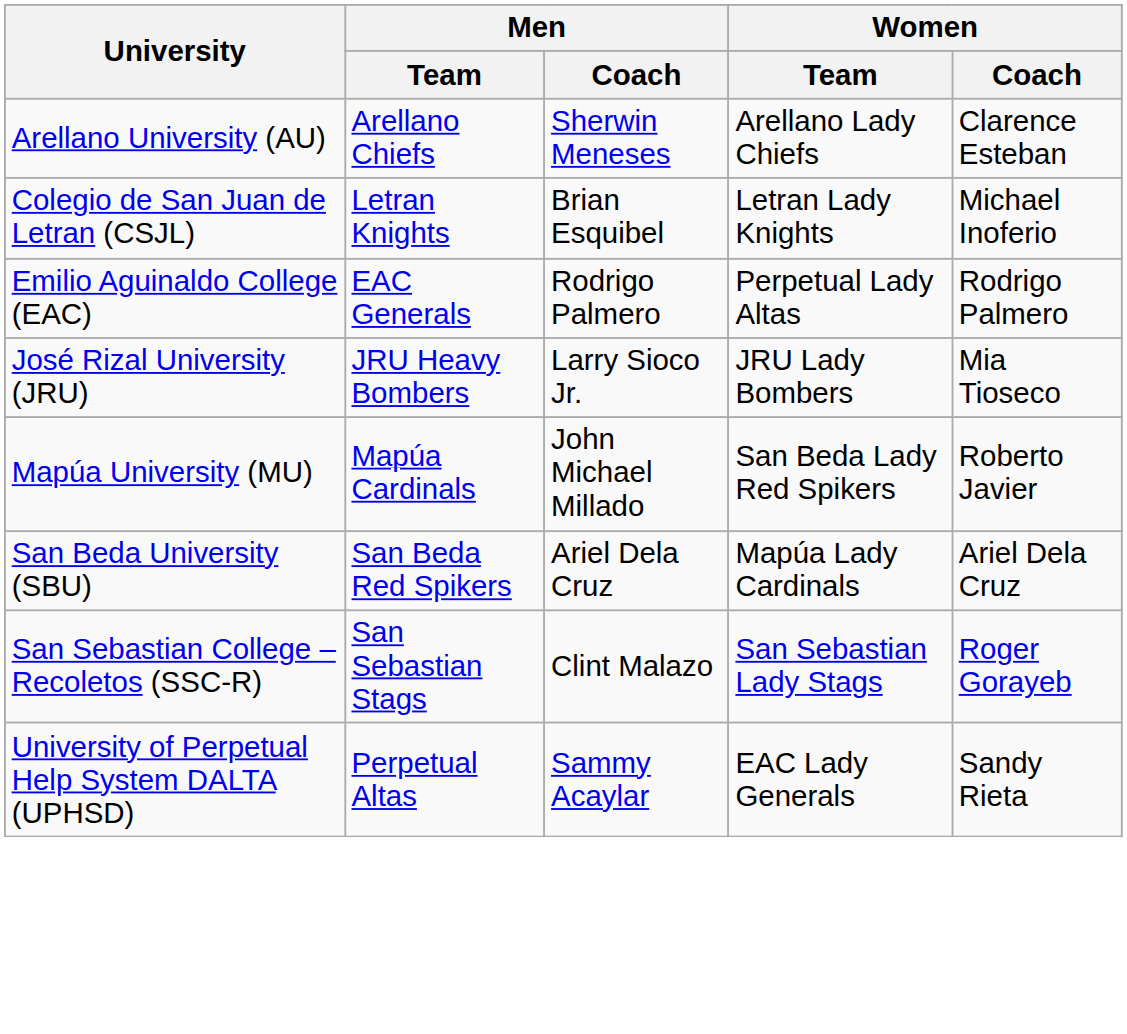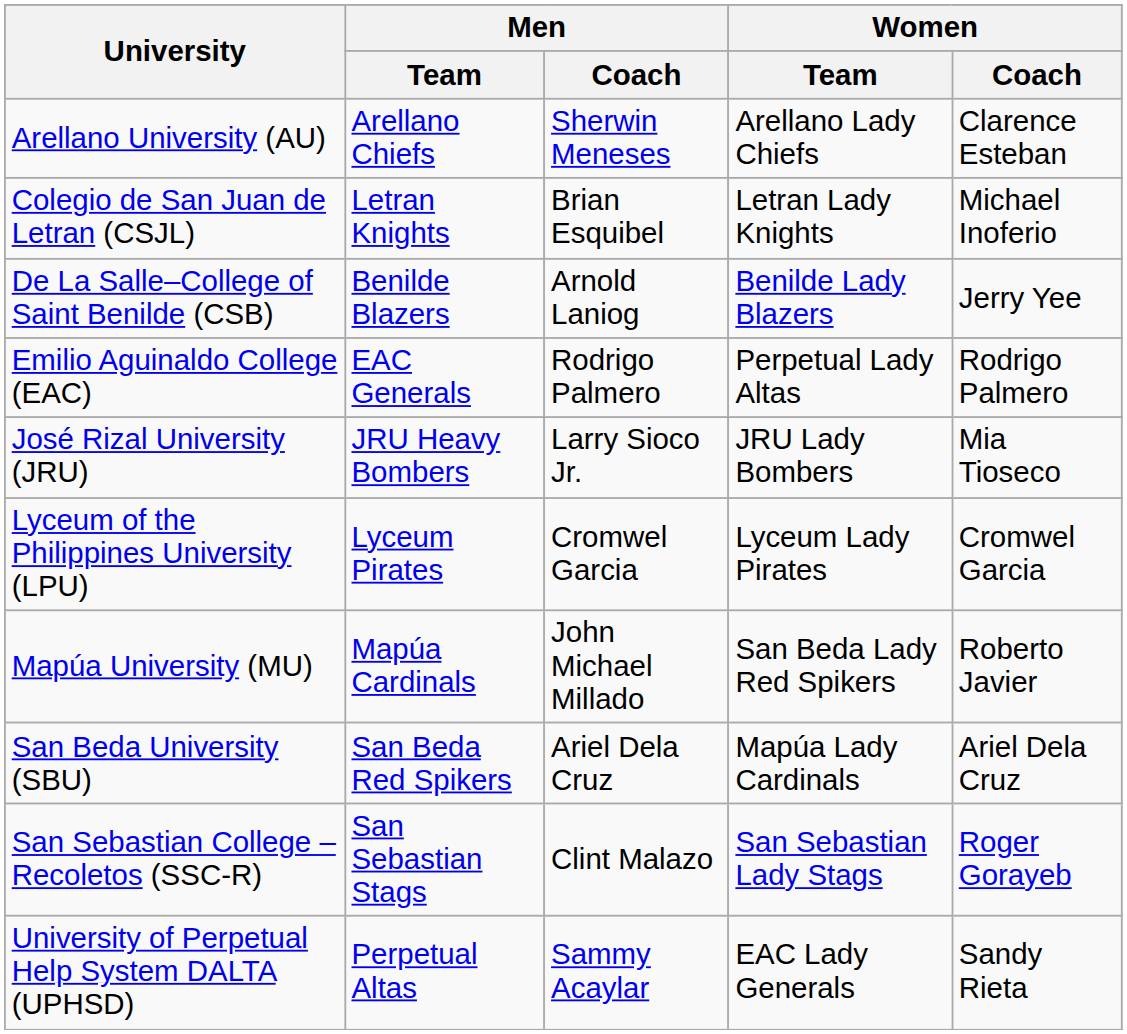+ row: (162, 297)
+ row: (152, 553)
